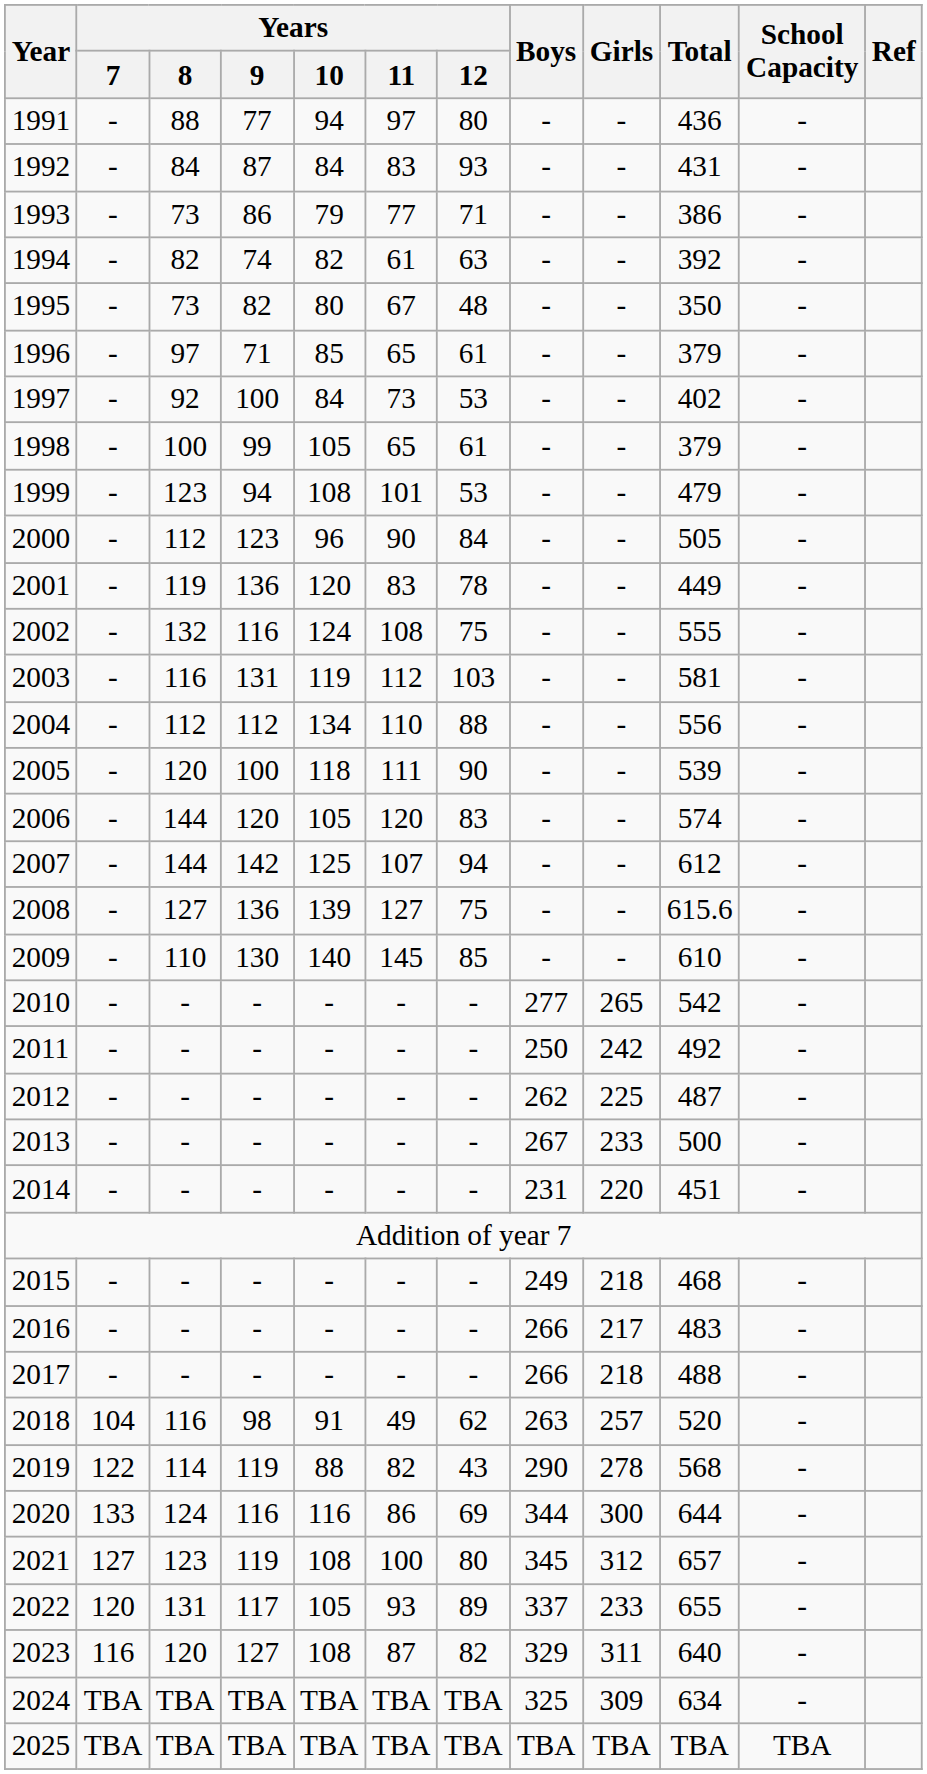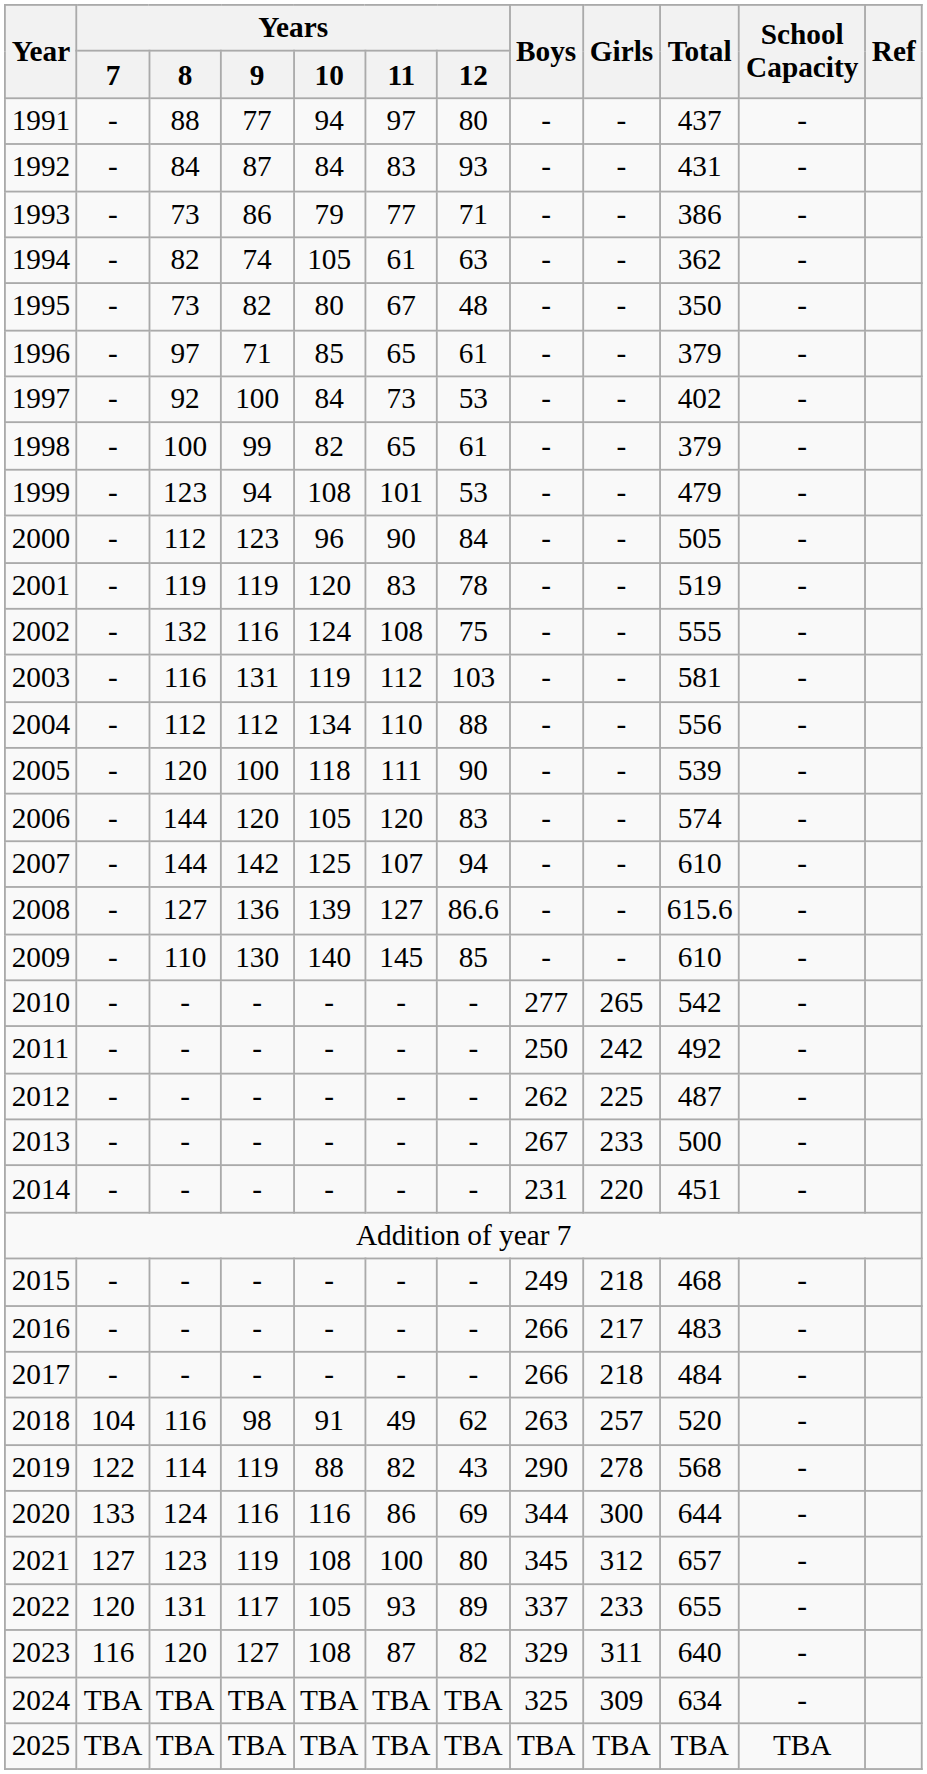(700, 120) 436 -> (700, 120) 437
(329, 259) 82 -> (329, 259) 105
(700, 259) 392 -> (700, 259) 362
(329, 445) 105 -> (329, 445) 82
(257, 584) 136 -> (257, 584) 119
(700, 584) 449 -> (700, 584) 519
(700, 863) 612 -> (700, 863) 610
(473, 910) 75 -> (473, 910) 86.6
(700, 1374) 488 -> (700, 1374) 484
